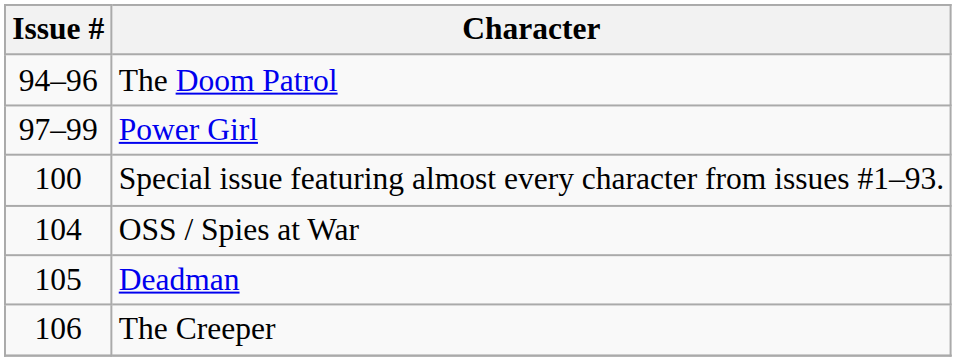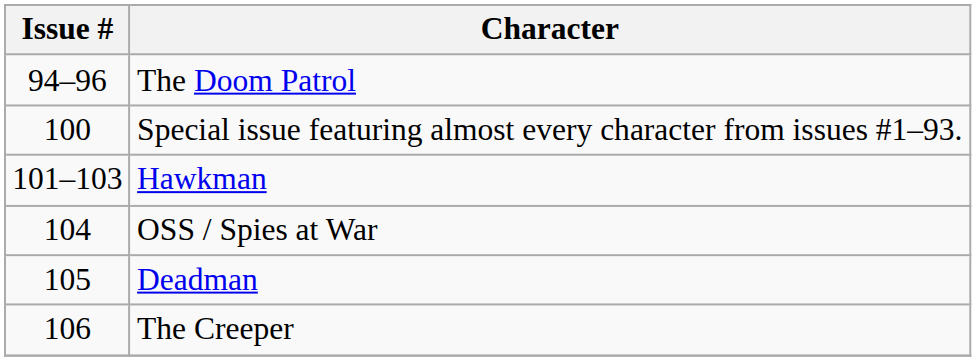- row: (188, 129)
+ row: (202, 179)
